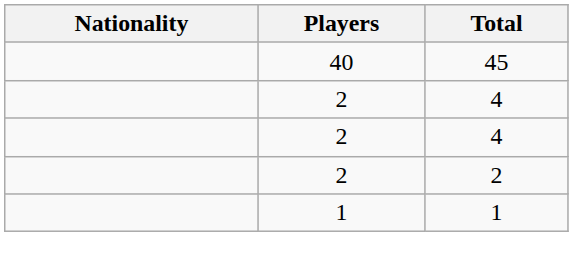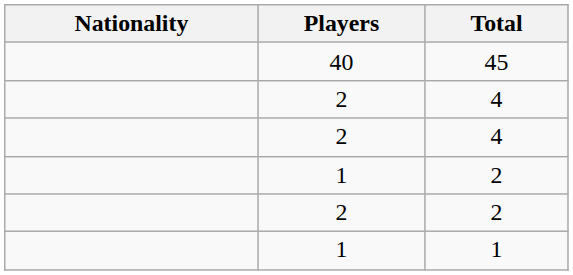+ row: (341, 174)
